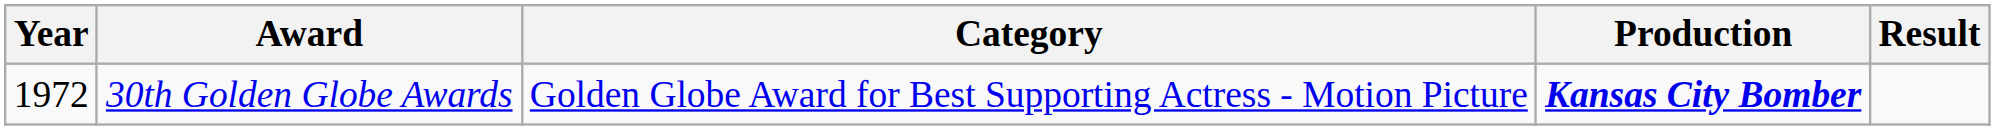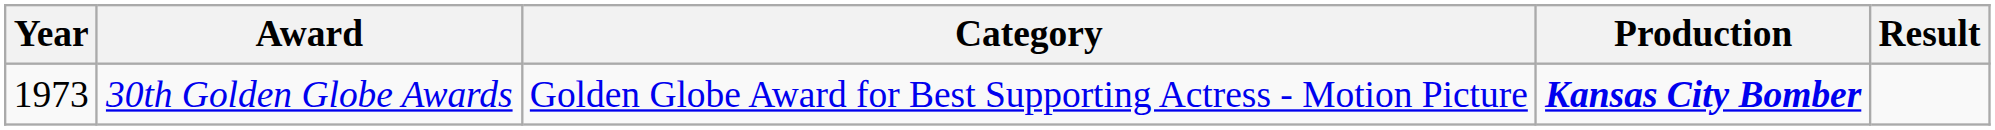(51, 93) 1972 -> (51, 93) 1973
